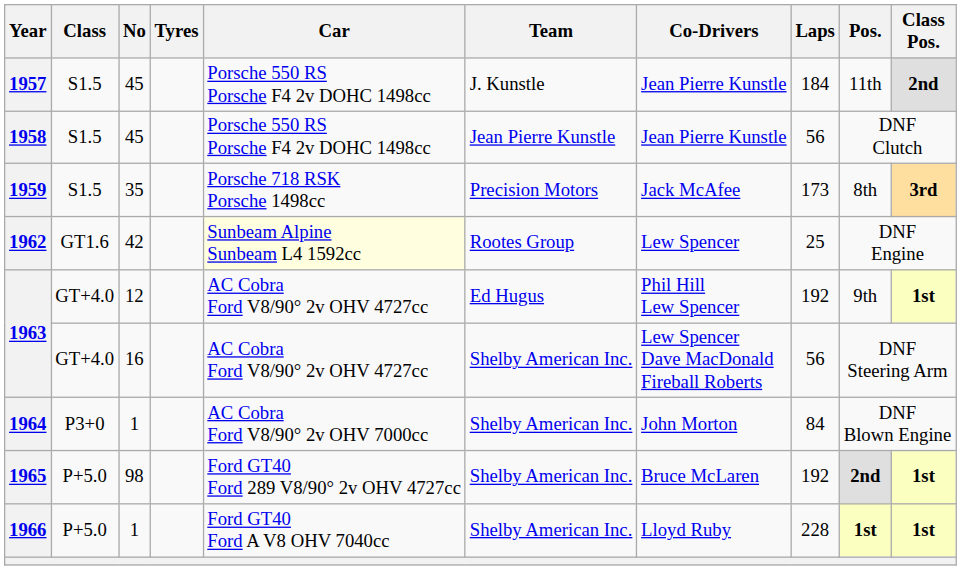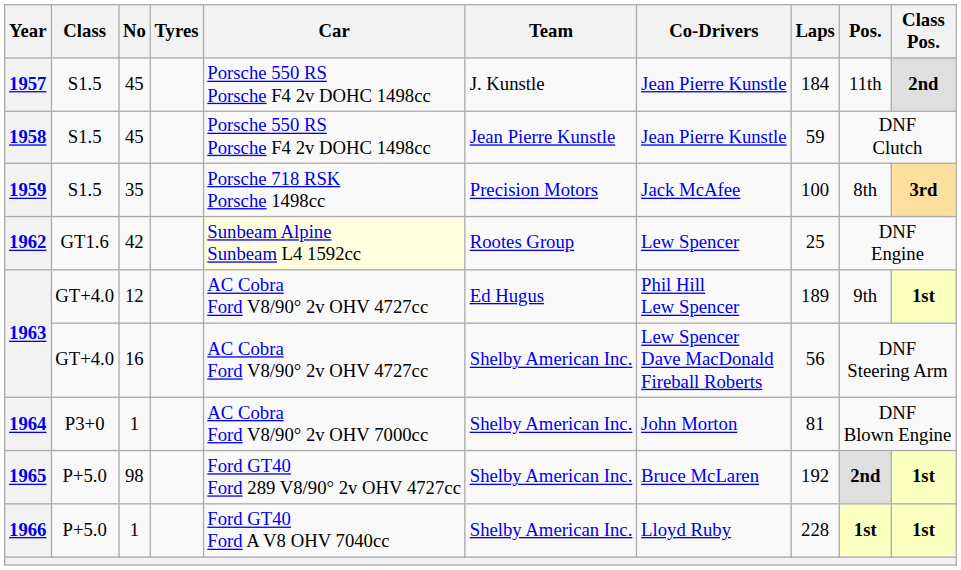(815, 137) 56 -> (815, 137) 59
(815, 190) 173 -> (815, 190) 100
(815, 296) 192 -> (815, 296) 189
(815, 424) 84 -> (815, 424) 81
